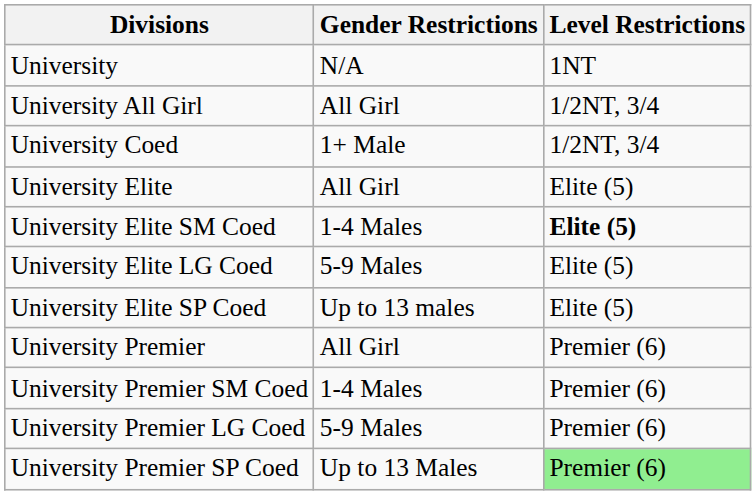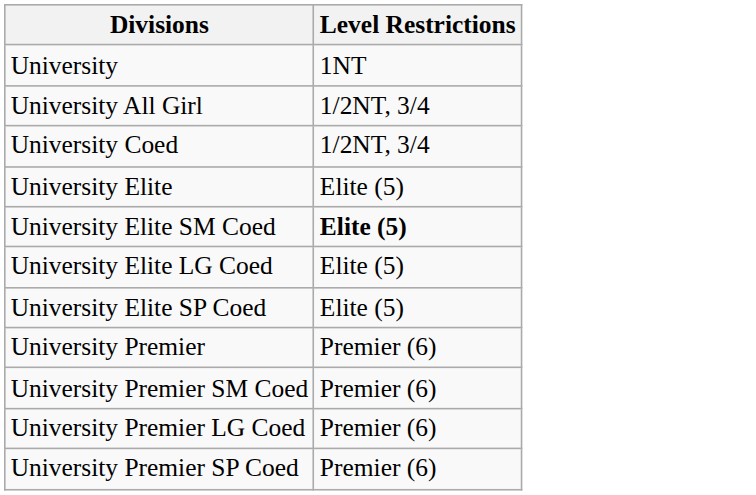- column: (429, 24)
(608, 468) lightgreen background -> (378, 468) no background
